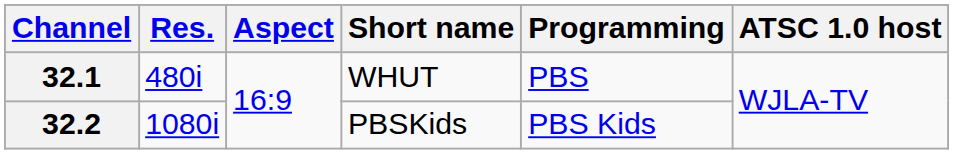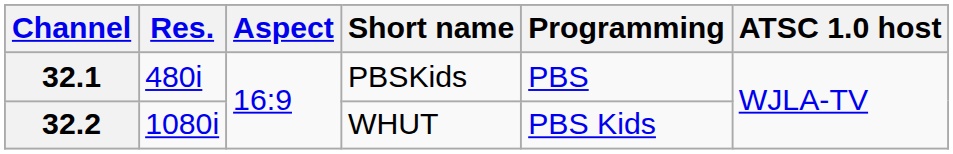(393, 76) WHUT -> (408, 76) PBSKids
(408, 124) PBSKids -> (393, 124) WHUT
